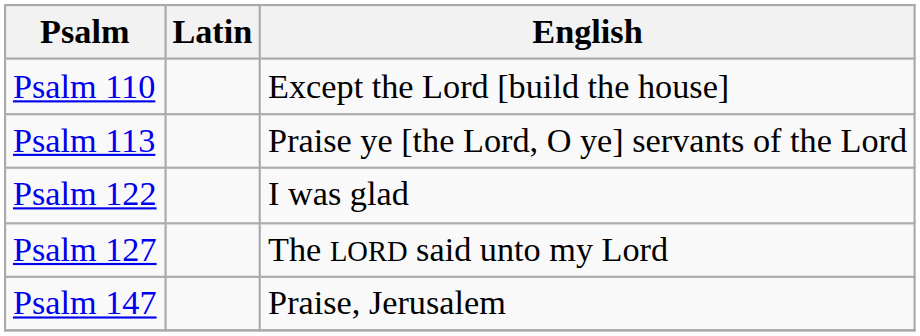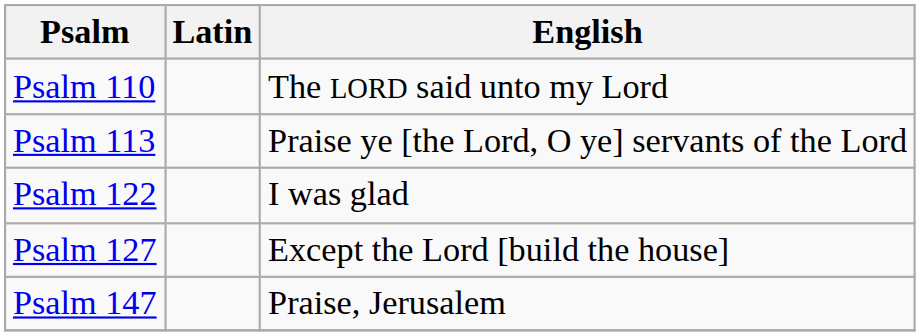(499, 85) Except the Lord [build the house] -> (468, 85) The LORD said unto my Lord
(468, 248) The LORD said unto my Lord -> (499, 248) Except the Lord [build the house]
